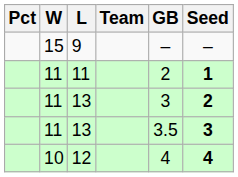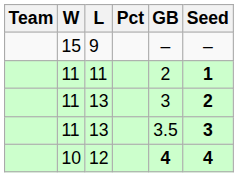columns swapped: (122, 18) <-> (22, 18)
(165, 158) normal -> (165, 158) bold
